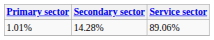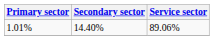(89, 27) 14.28% -> (89, 27) 14.40%
